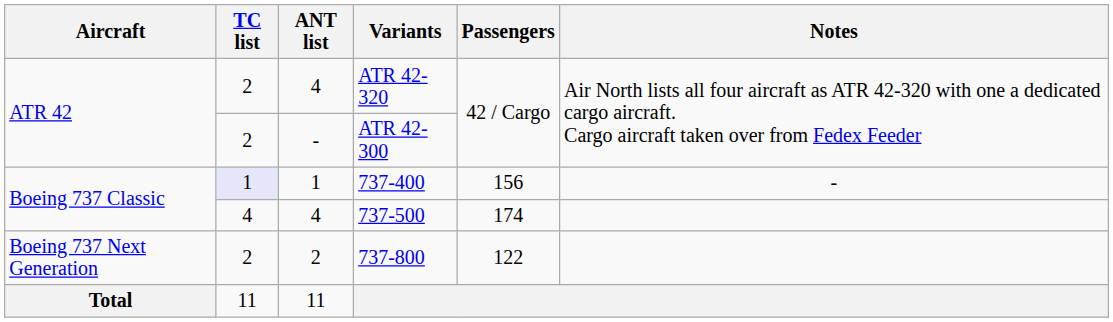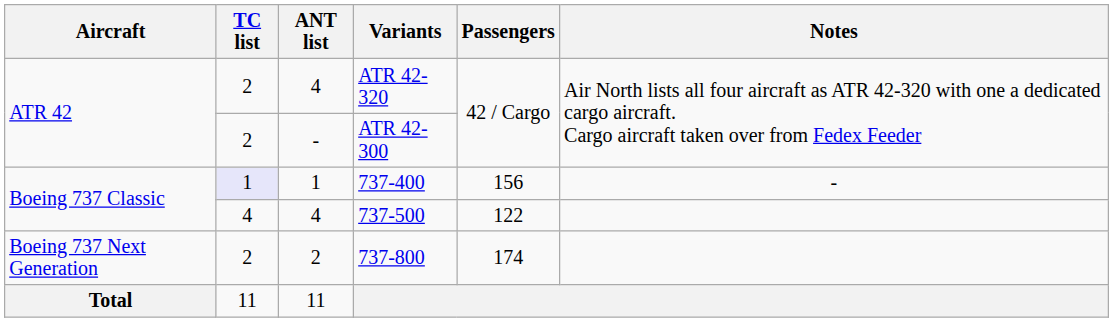(508, 214) 174 -> (508, 214) 122
(508, 257) 122 -> (508, 257) 174
